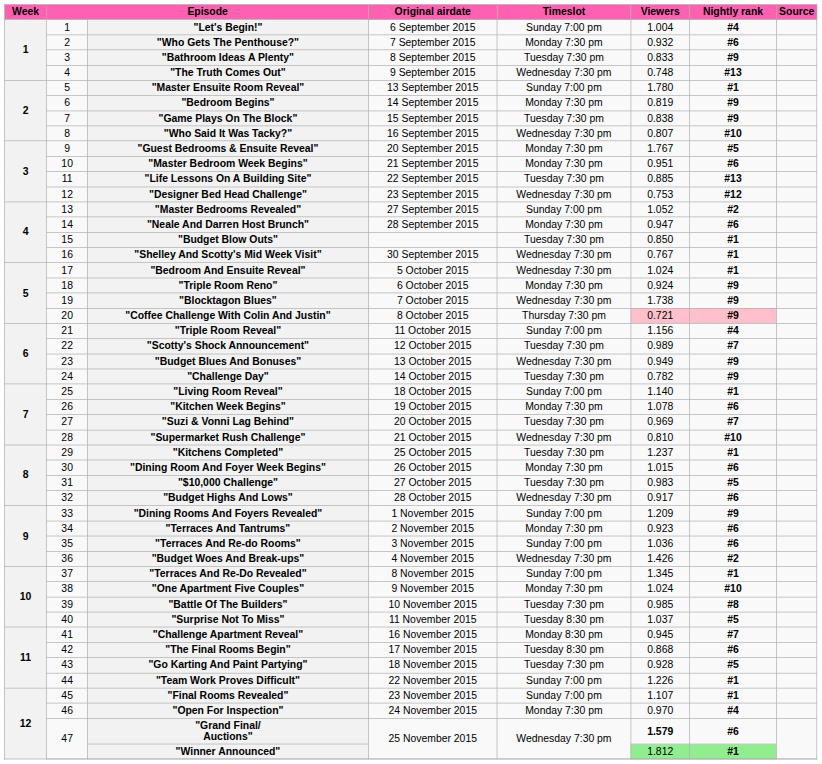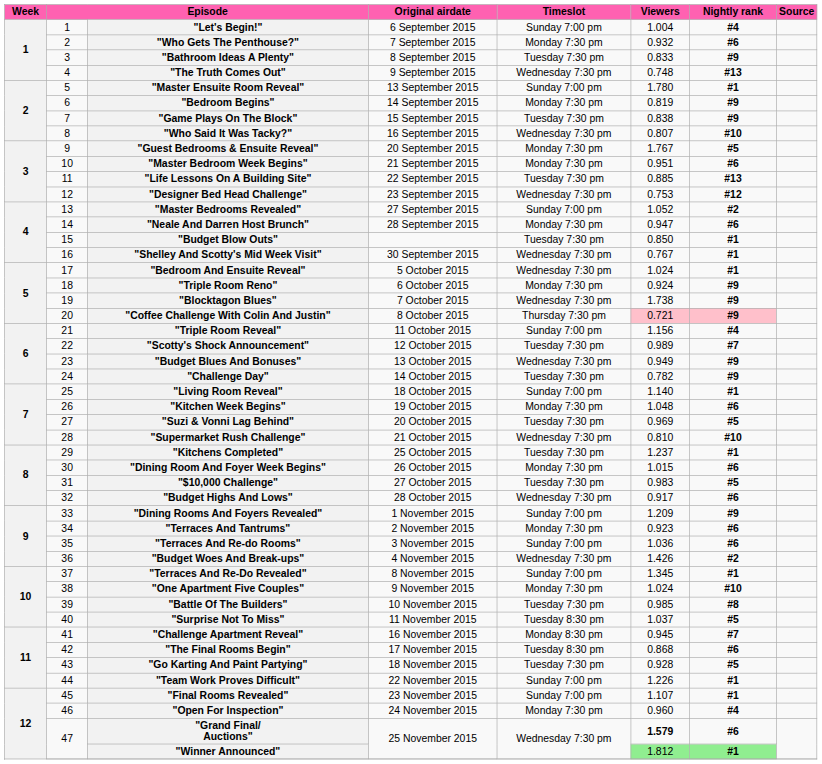(660, 407) 1.078 -> (660, 407) 1.048
(733, 422) #7 -> (733, 422) #5
(660, 711) 0.970 -> (660, 711) 0.960
